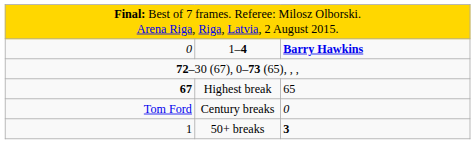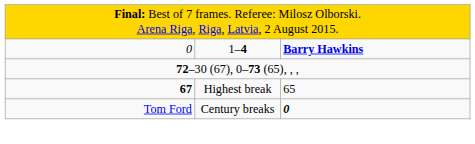(286, 109) normal -> (286, 109) bold
- row: (238, 129)
